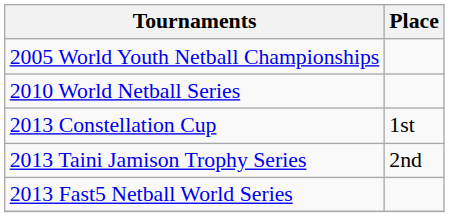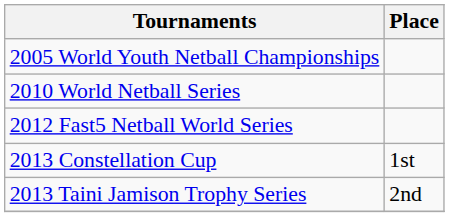+ row: (151, 125)
- row: (151, 194)
